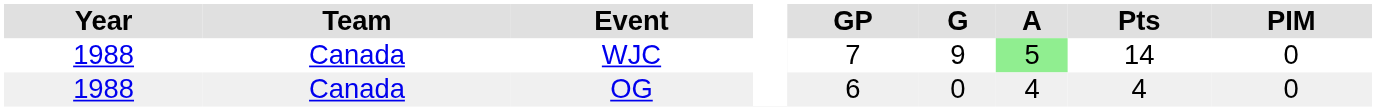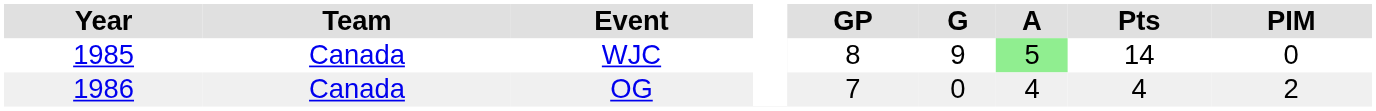(104, 54) 1988 -> (104, 54) 1985
(853, 54) 7 -> (853, 54) 8
(104, 89) 1988 -> (104, 89) 1986
(853, 89) 6 -> (853, 89) 7
(1291, 89) 0 -> (1291, 89) 2
